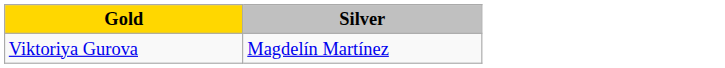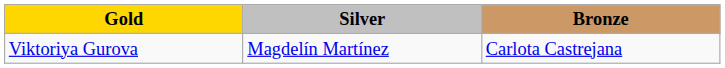+ column: (601, 19)
